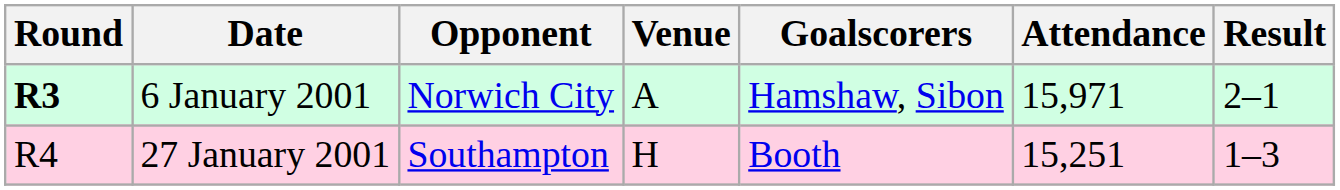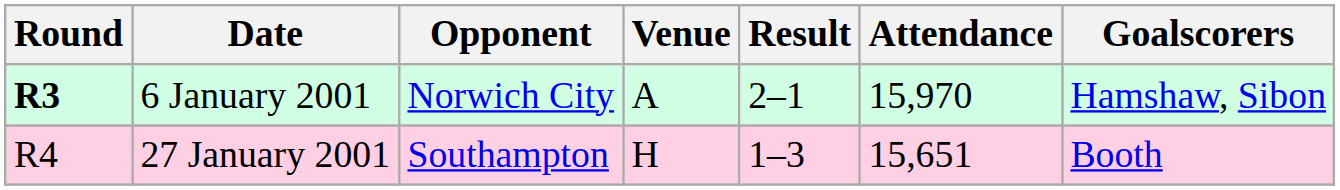columns swapped: (1275, 34) <-> (876, 34)
(1073, 94) 15,971 -> (920, 94) 15,970
(1073, 154) 15,251 -> (920, 154) 15,651
